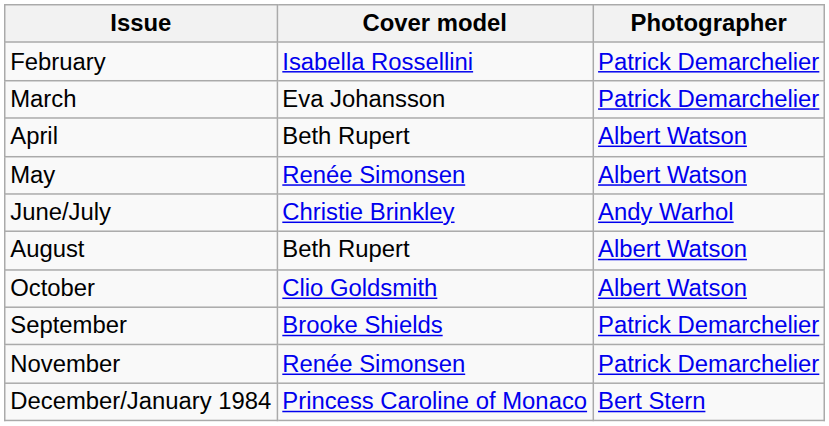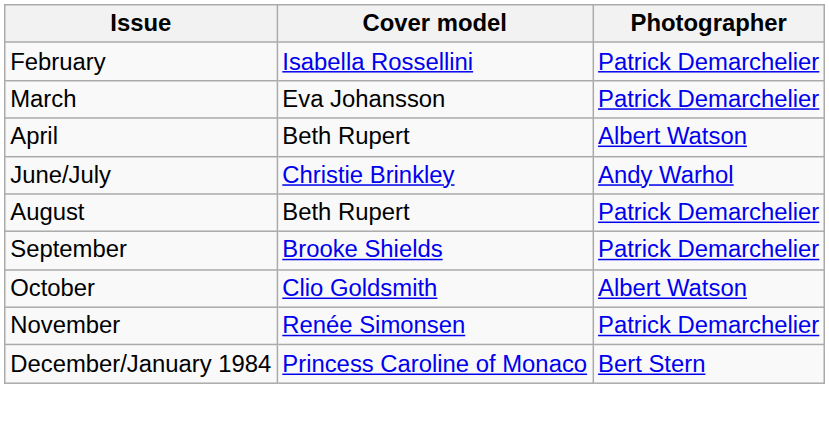- row: (33, 174)
(672, 250) Albert Watson -> (709, 212) Patrick Demarchelier
rows swapped: (69, 325) <-> (53, 288)
